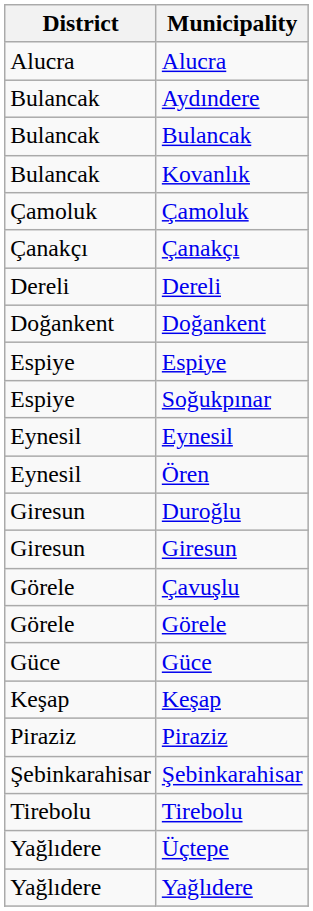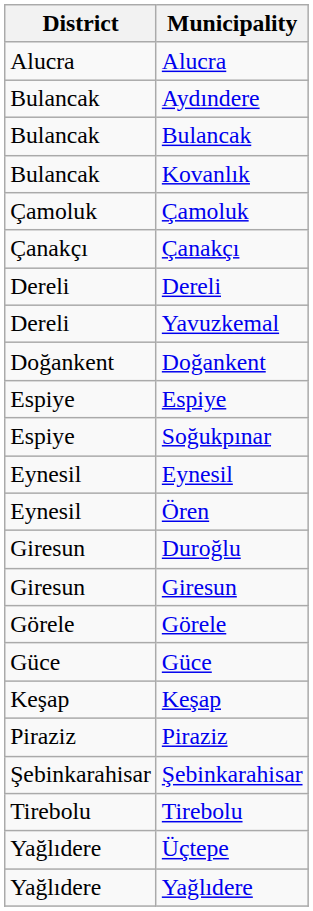+ row: (220, 323)
- row: (201, 586)
